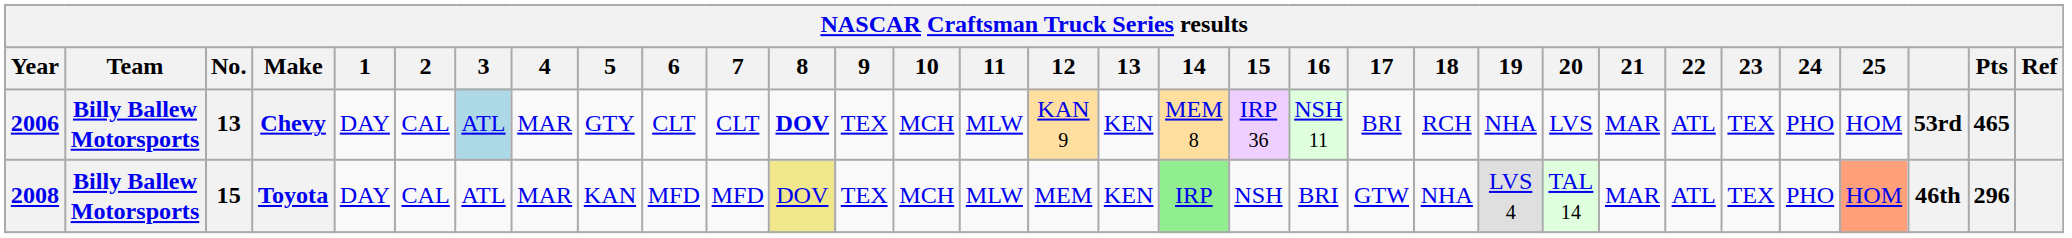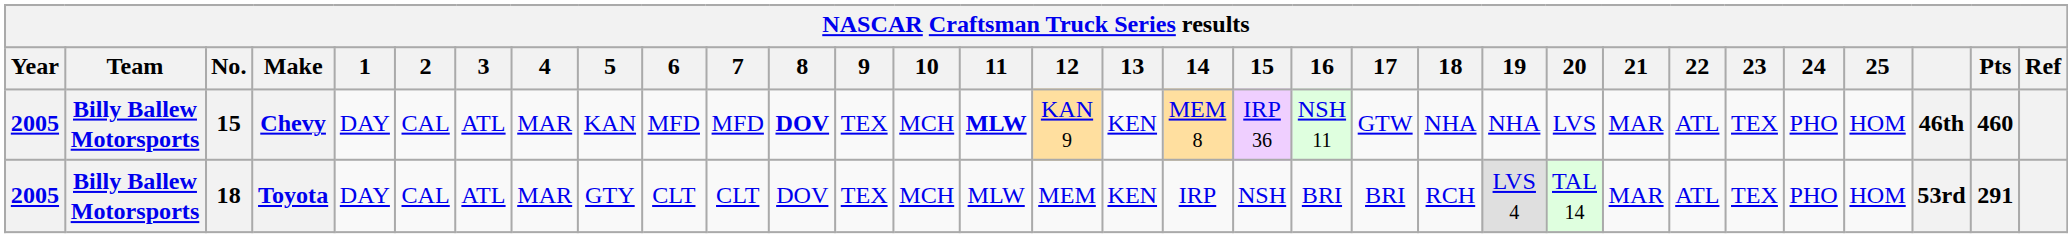(35, 124) 2006 -> (35, 124) 2005
(229, 124) 13 -> (229, 124) 15
(483, 124) lightblue background -> (483, 124) no background
(610, 124) GTY -> (610, 124) KAN
(674, 124) CLT -> (674, 124) MFD
(738, 124) CLT -> (738, 124) MFD
(994, 124) normal -> (996, 124) bold
(1382, 124) BRI -> (1385, 124) GTW
(1447, 124) RCH -> (1450, 124) NHA
(1938, 124) 53rd -> (1941, 124) 46th
(1992, 124) 465 -> (1995, 124) 460
(35, 195) 2008 -> (35, 195) 2005
(229, 195) 15 -> (229, 195) 18
(610, 195) KAN -> (610, 195) GTY
(674, 195) MFD -> (674, 195) CLT
(738, 195) MFD -> (738, 195) CLT
(802, 195) khaki background -> (802, 195) no background
(1194, 195) lightgreen background -> (1197, 195) no background
(1382, 195) GTW -> (1385, 195) BRI
(1447, 195) NHA -> (1450, 195) RCH
(1874, 195) lightsalmon background -> (1878, 195) no background
(1938, 195) 46th -> (1941, 195) 53rd
(1992, 195) 296 -> (1995, 195) 291
